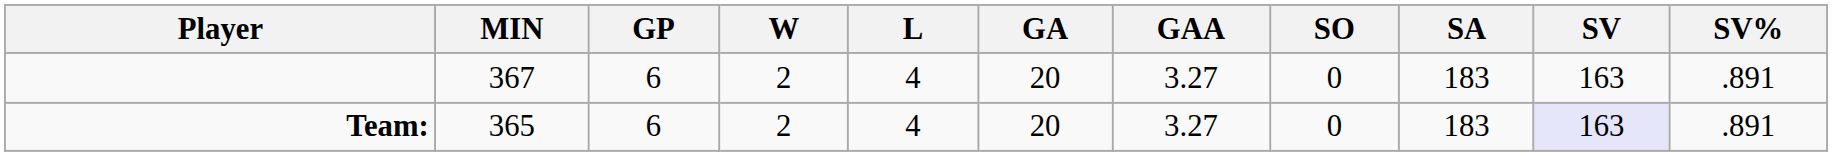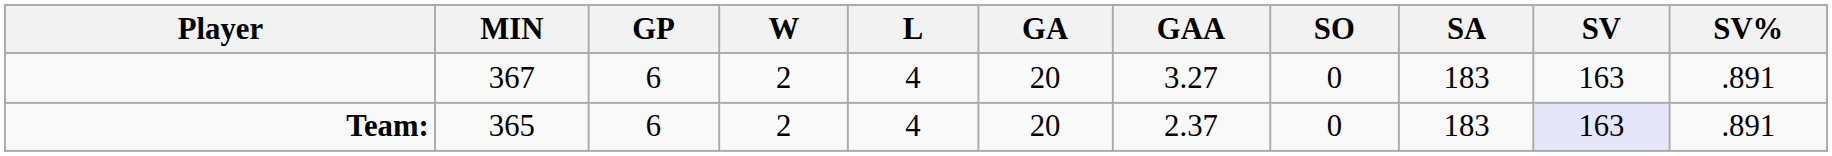(1191, 126) 3.27 -> (1191, 126) 2.37
